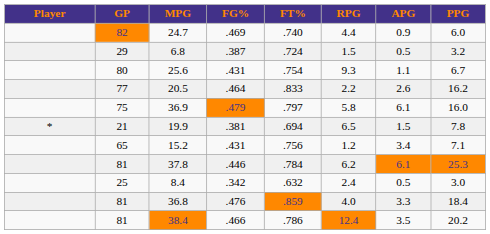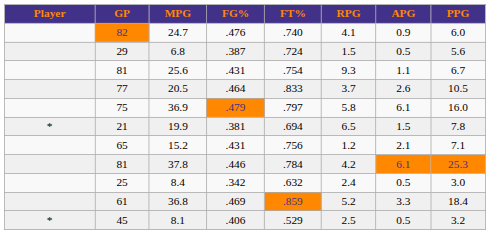(236, 33) .469 -> (236, 33) .476
(349, 33) 4.4 -> (349, 33) 4.1
(458, 51) 3.2 -> (458, 51) 5.6
(122, 70) 80 -> (122, 70) 81
(349, 89) 2.2 -> (349, 89) 3.7
(458, 89) 16.2 -> (458, 89) 10.5
(403, 145) 3.4 -> (403, 145) 2.1
(349, 164) 6.2 -> (349, 164) 4.2
(122, 201) 81 -> (122, 201) 61
(236, 201) .476 -> (236, 201) .469
(349, 201) 4.0 -> (349, 201) 5.2
- row: (178, 220)
+ row: (178, 220)
